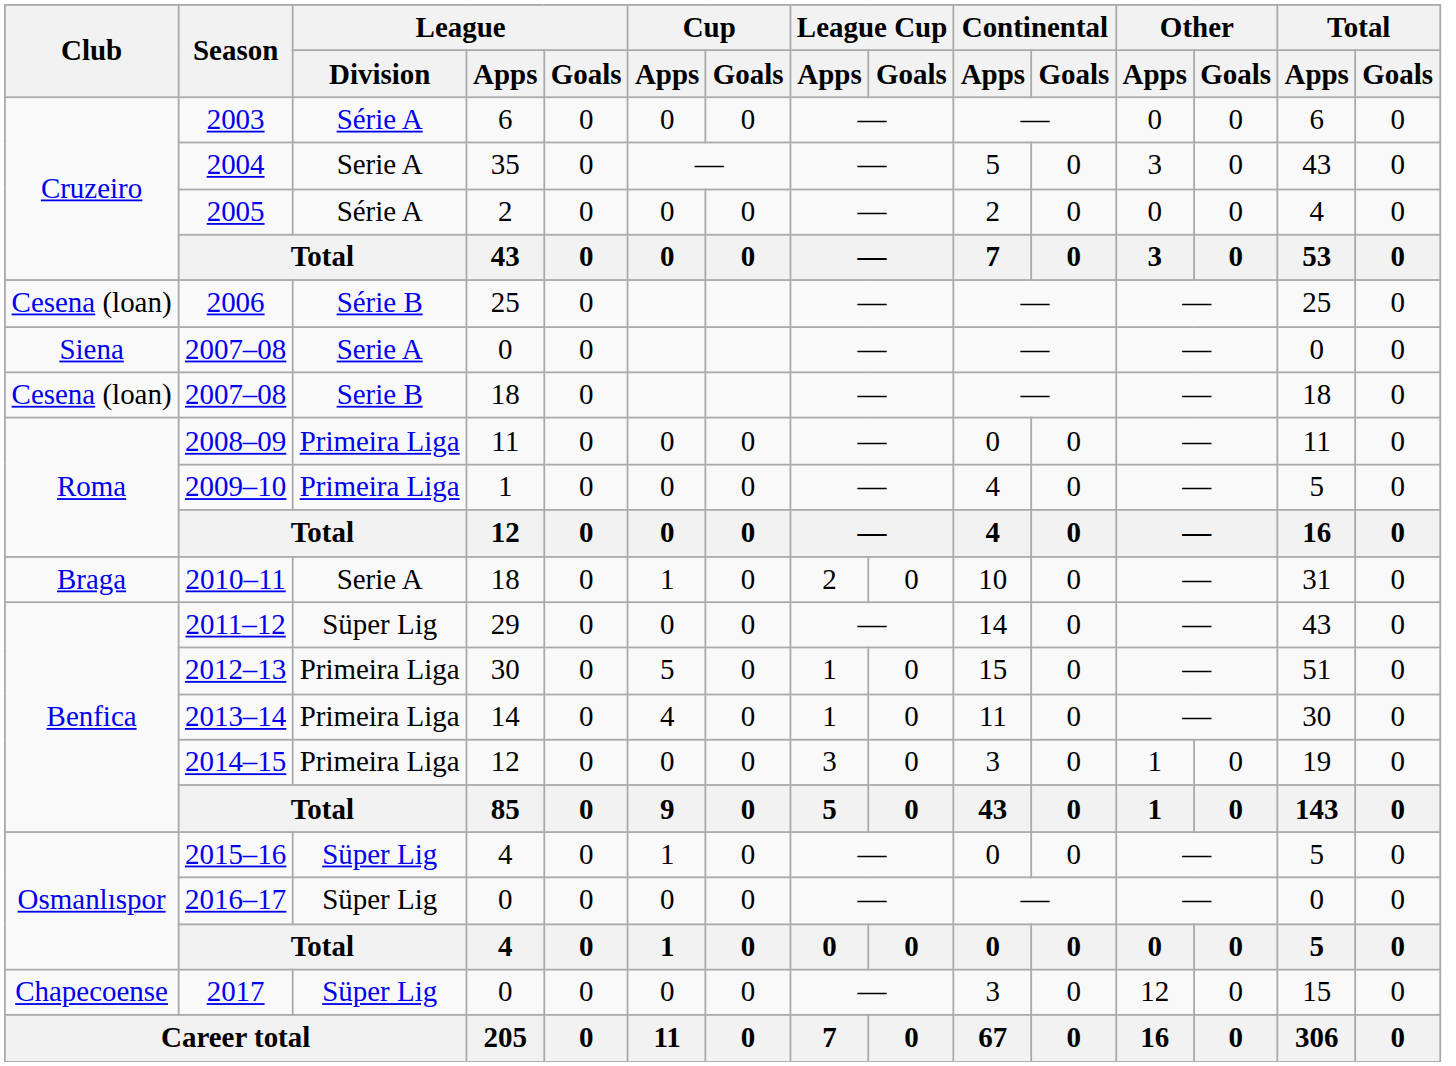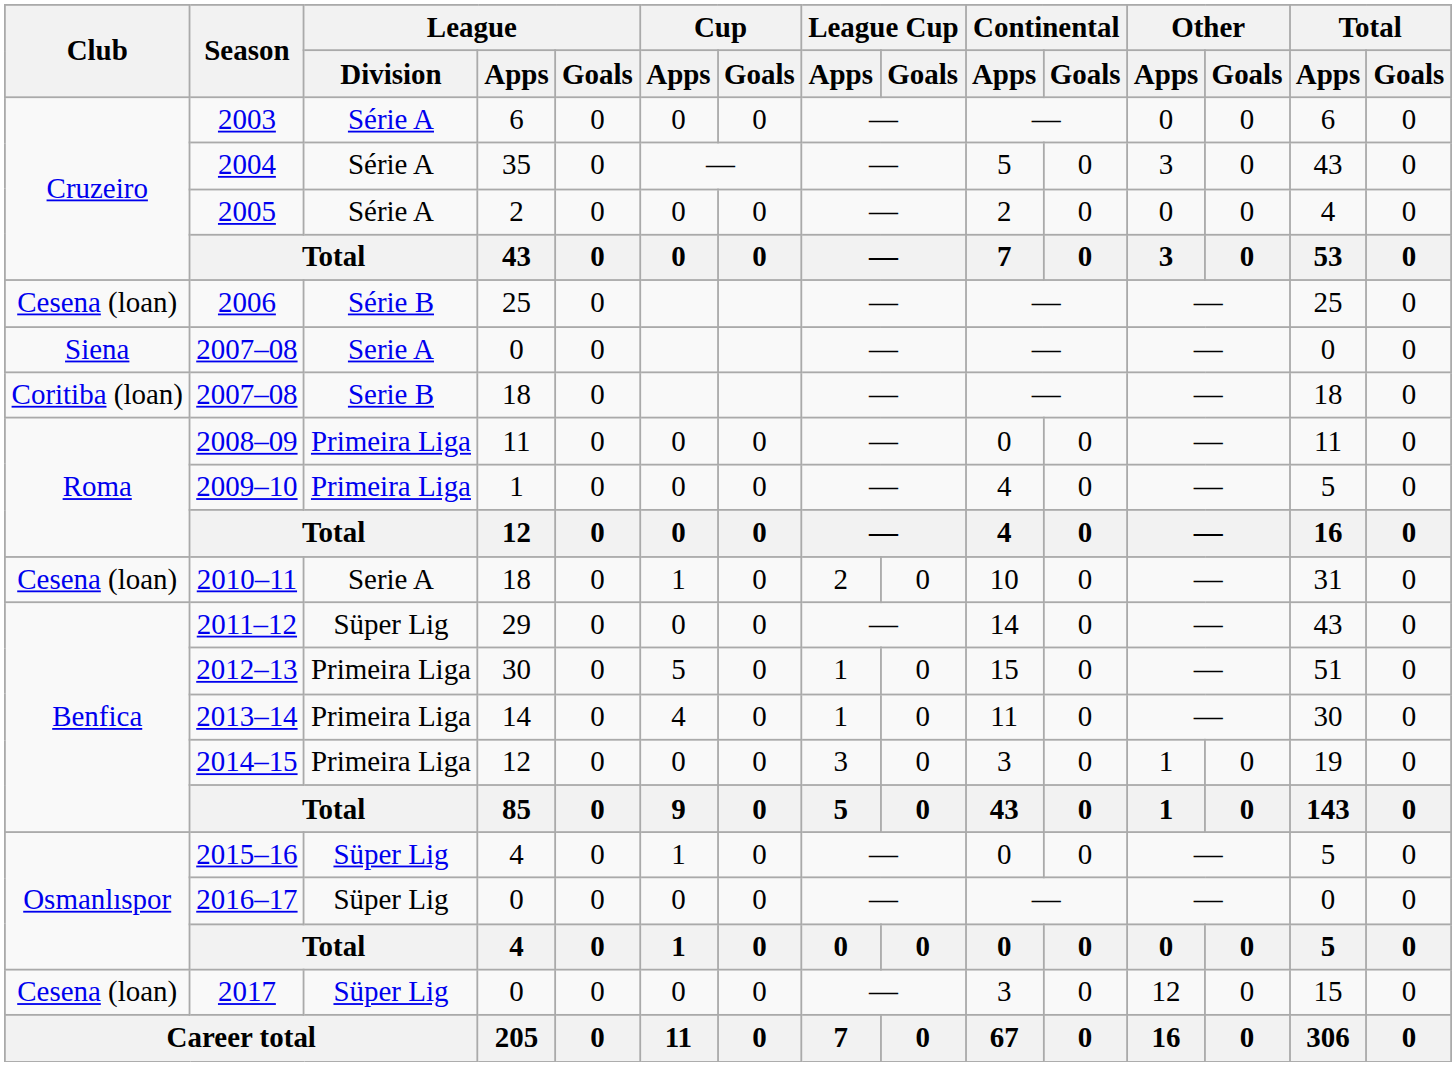(380, 165) Serie A -> (391, 165) Série A
(92, 394) Cesena (loan) -> (97, 394) Coritiba (loan)
(92, 578) Braga -> (97, 578) Cesena (loan)
(92, 991) Chapecoense -> (97, 991) Cesena (loan)
